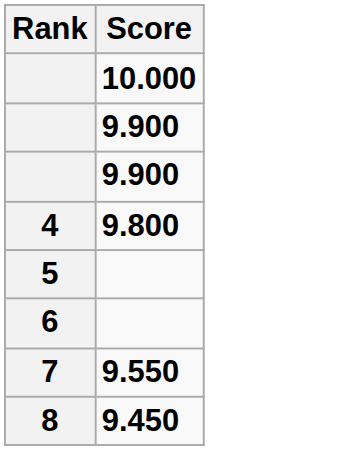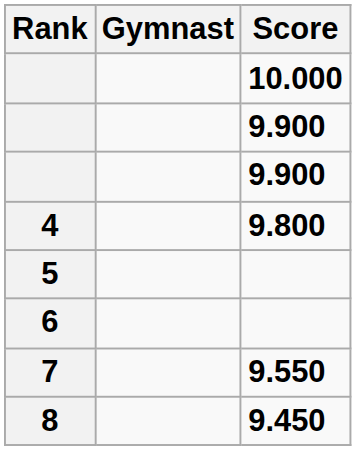+ column: (168, 28)
